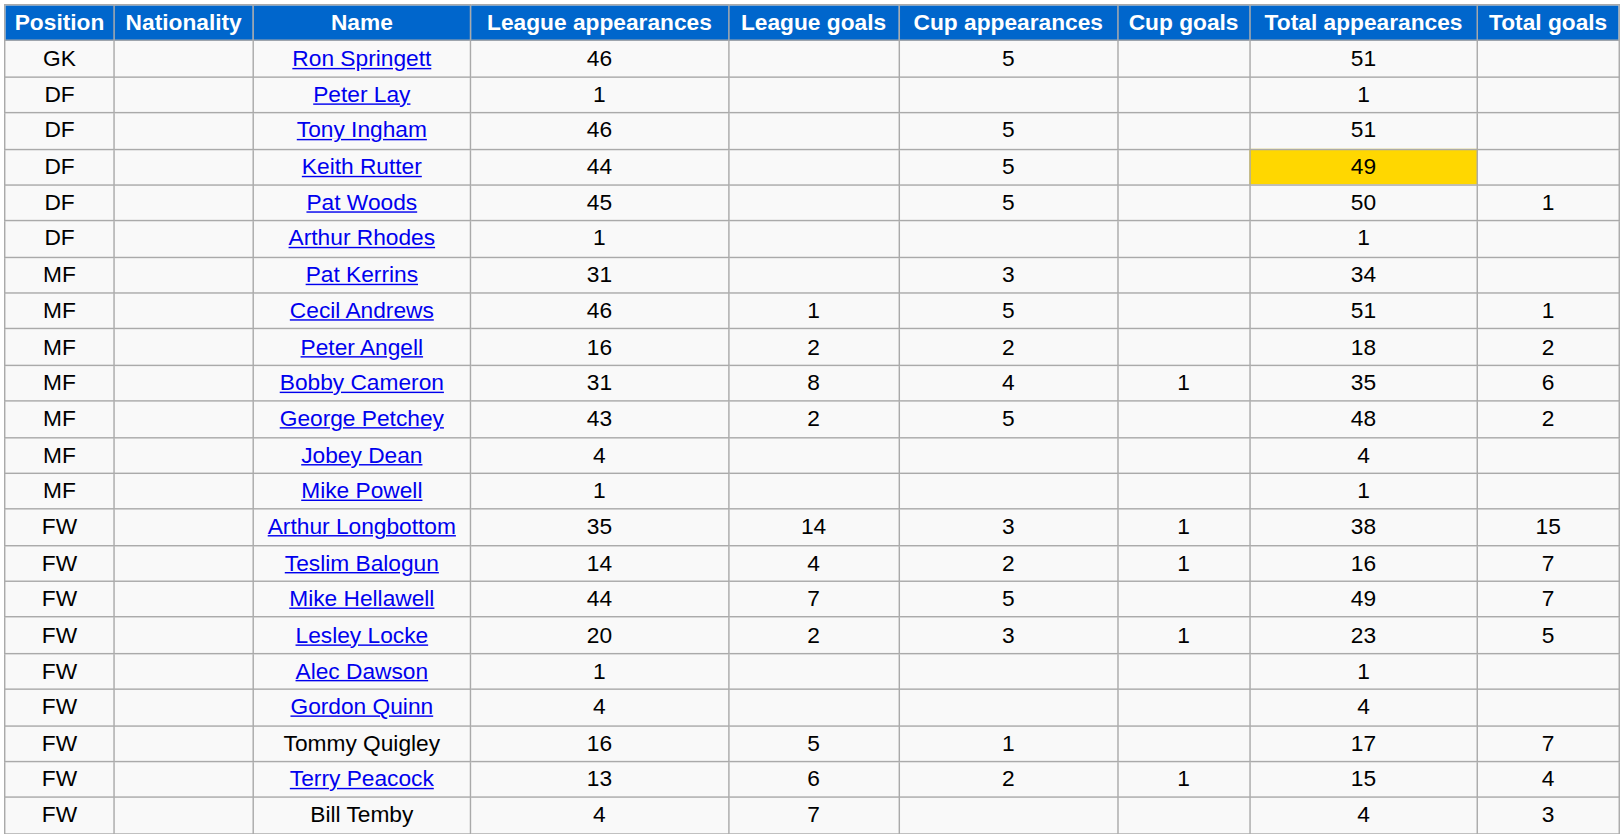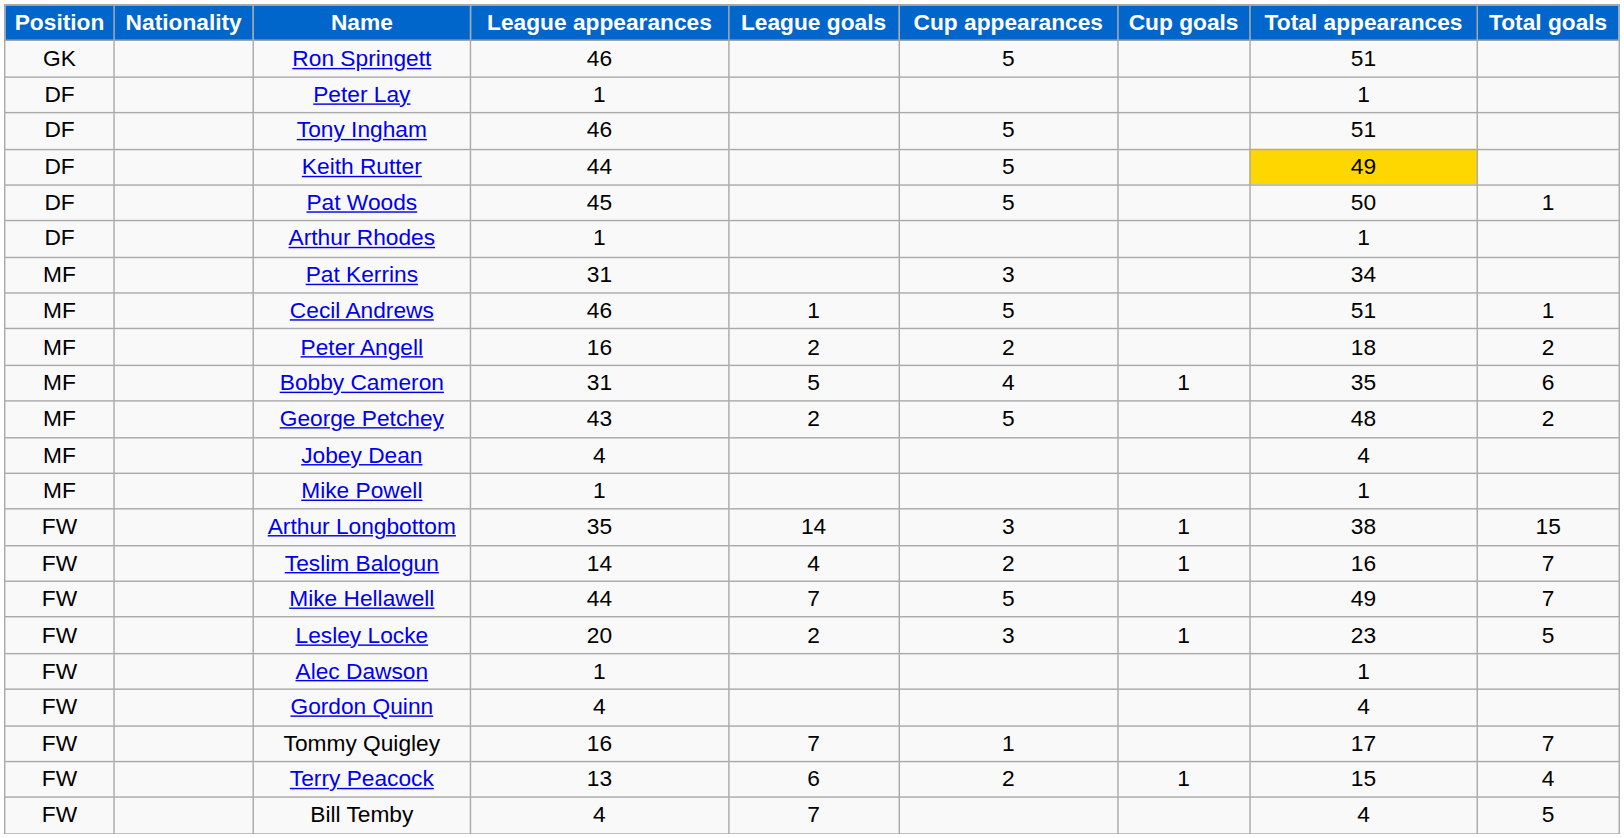(814, 382) 8 -> (814, 382) 5
(814, 743) 5 -> (814, 743) 7
(1548, 815) 3 -> (1548, 815) 5
